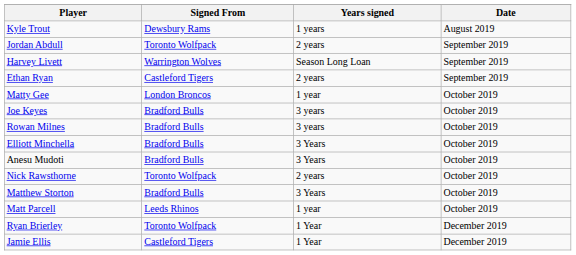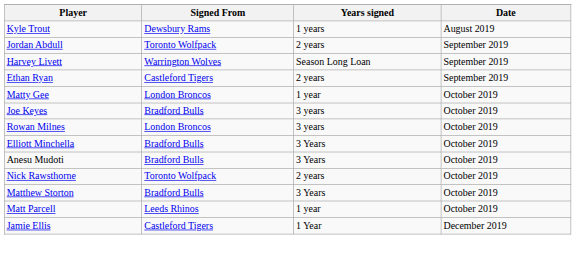(174, 127) Bradford Bulls -> (178, 127) London Broncos
- row: (34, 226)
